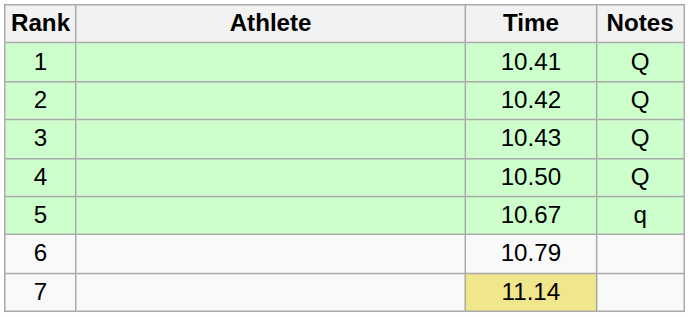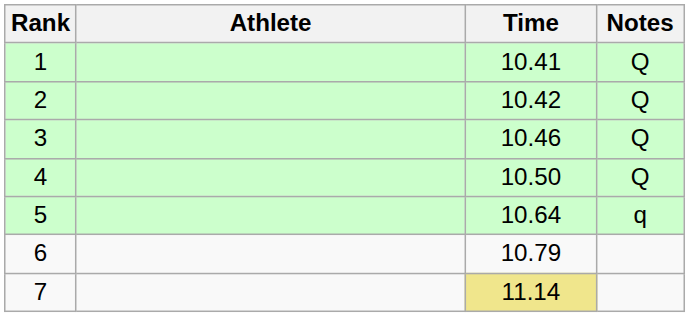(531, 138) 10.43 -> (531, 138) 10.46
(531, 215) 10.67 -> (531, 215) 10.64
